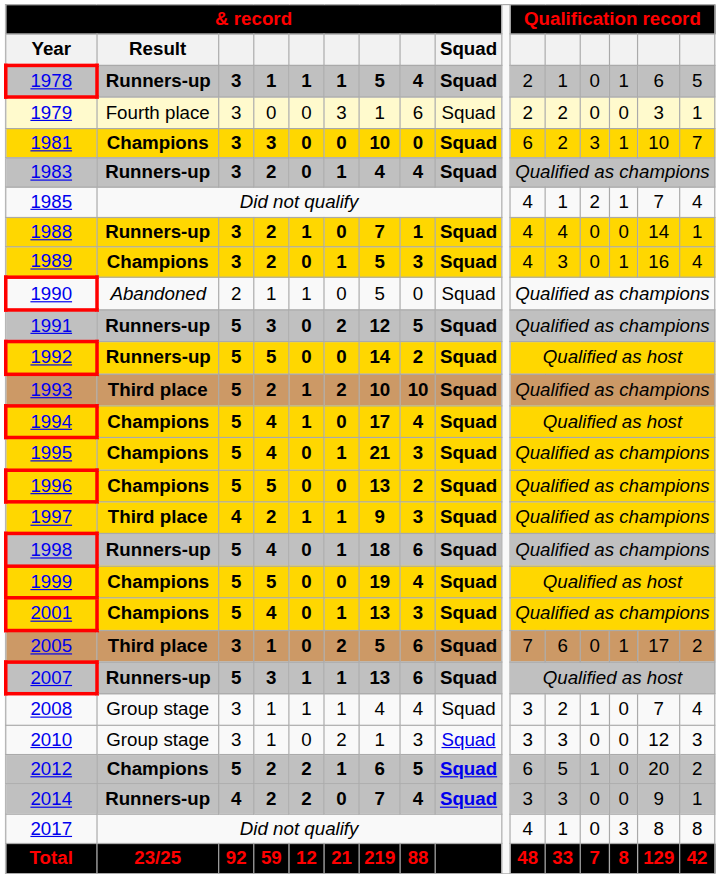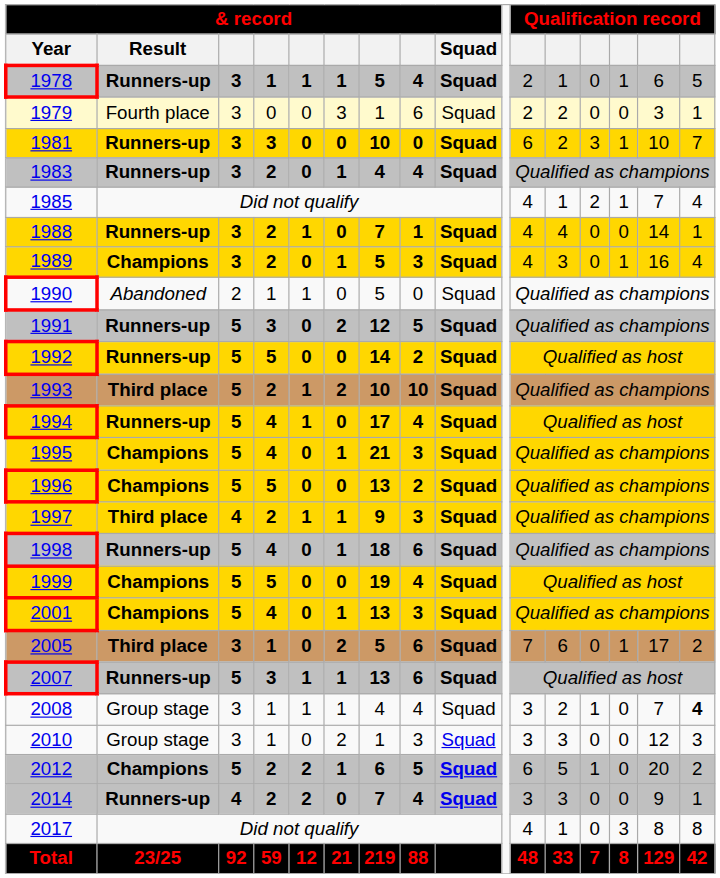(158, 142) Champions -> (158, 142) Runners-up
(158, 421) Champions -> (158, 421) Runners-up
(697, 709) normal -> (697, 709) bold
